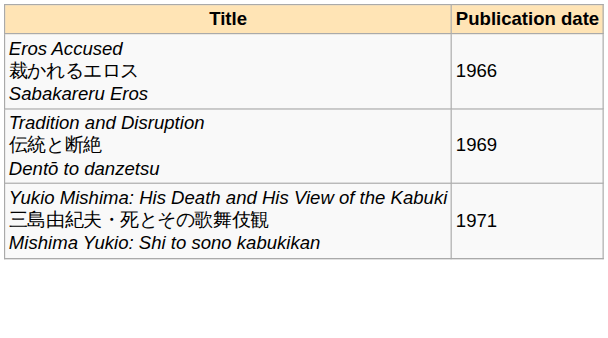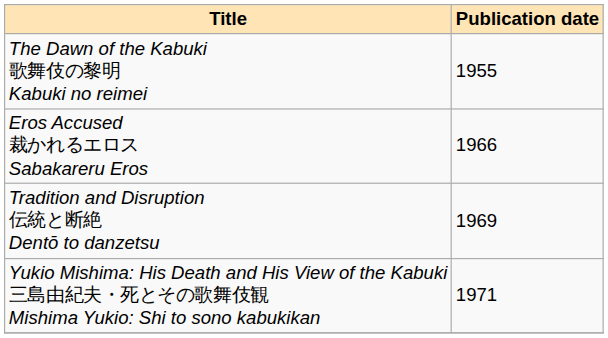+ row: (108, 71)
